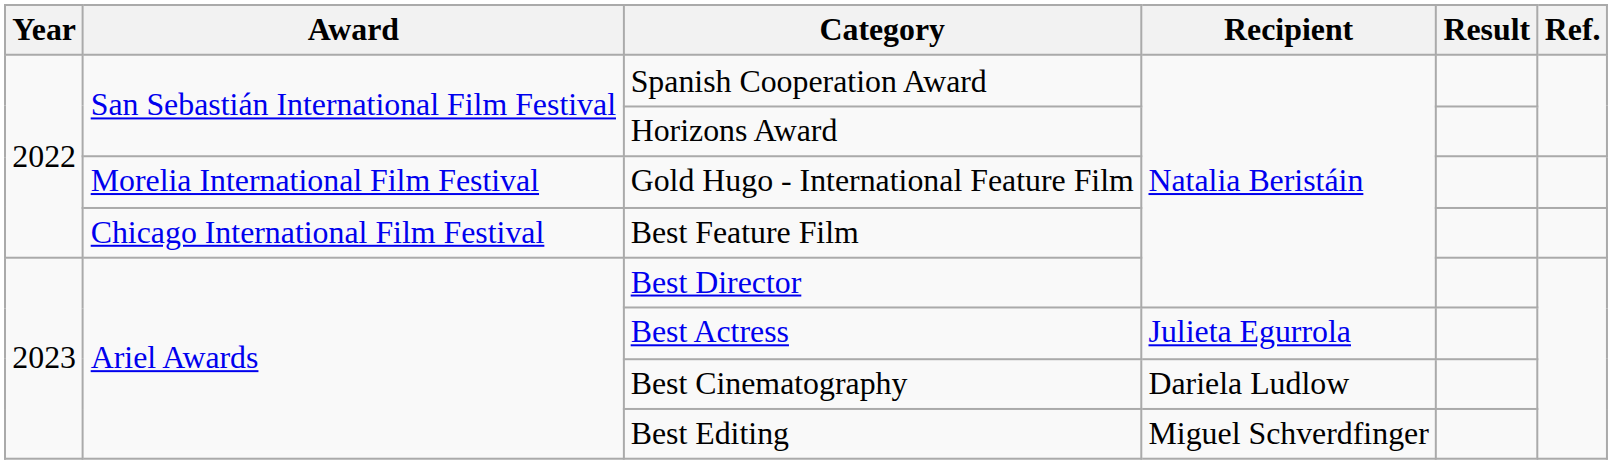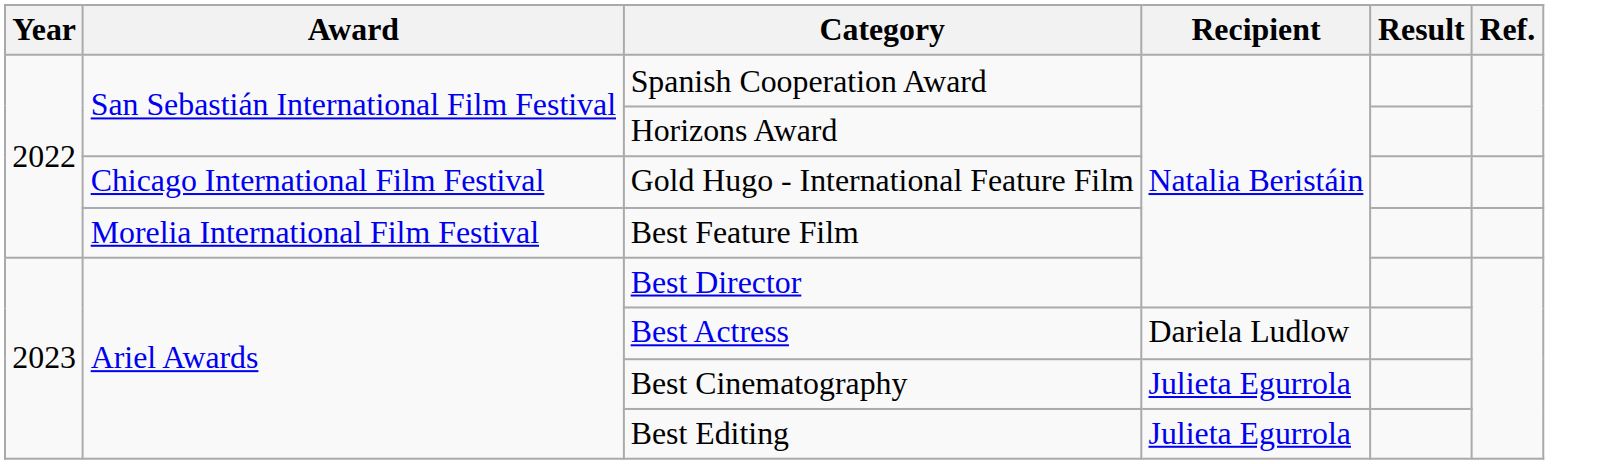(315, 181) Morelia International Film Festival -> (318, 181) Chicago International Film Festival
(318, 231) Chicago International Film Festival -> (315, 231) Morelia International Film Festival
(1250, 332) Julieta Egurrola -> (1249, 332) Dariela Ludlow
(1249, 383) Dariela Ludlow -> (1250, 383) Julieta Egurrola
(1289, 433) Miguel Schverdfinger -> (1250, 433) Julieta Egurrola
